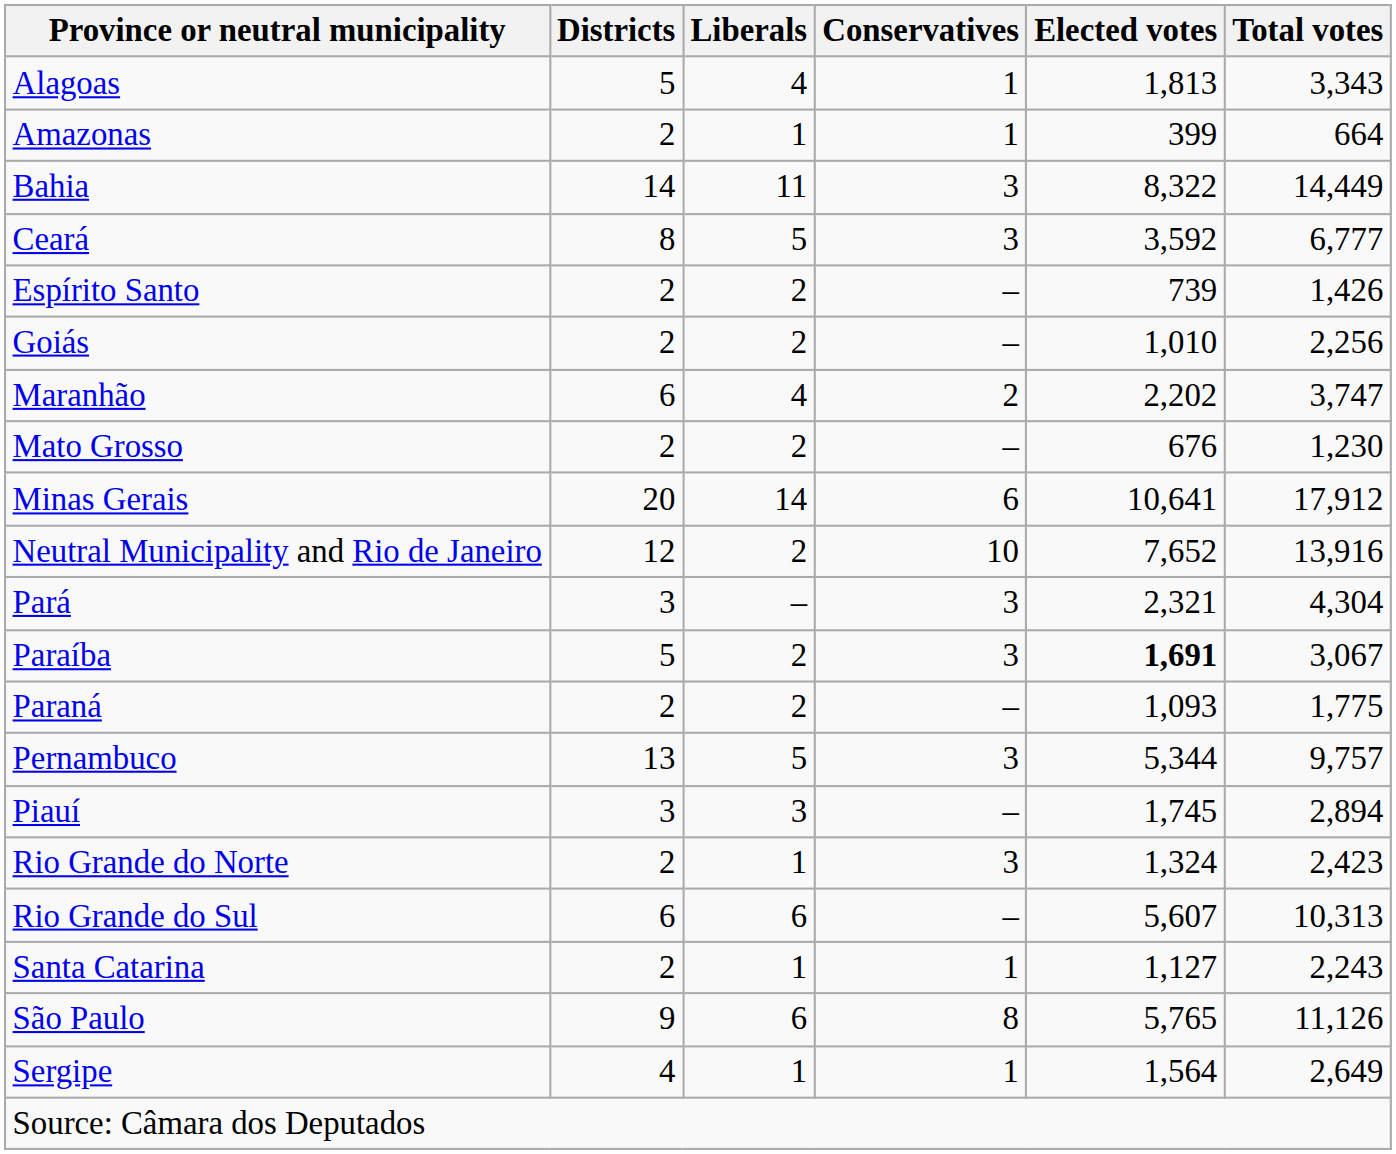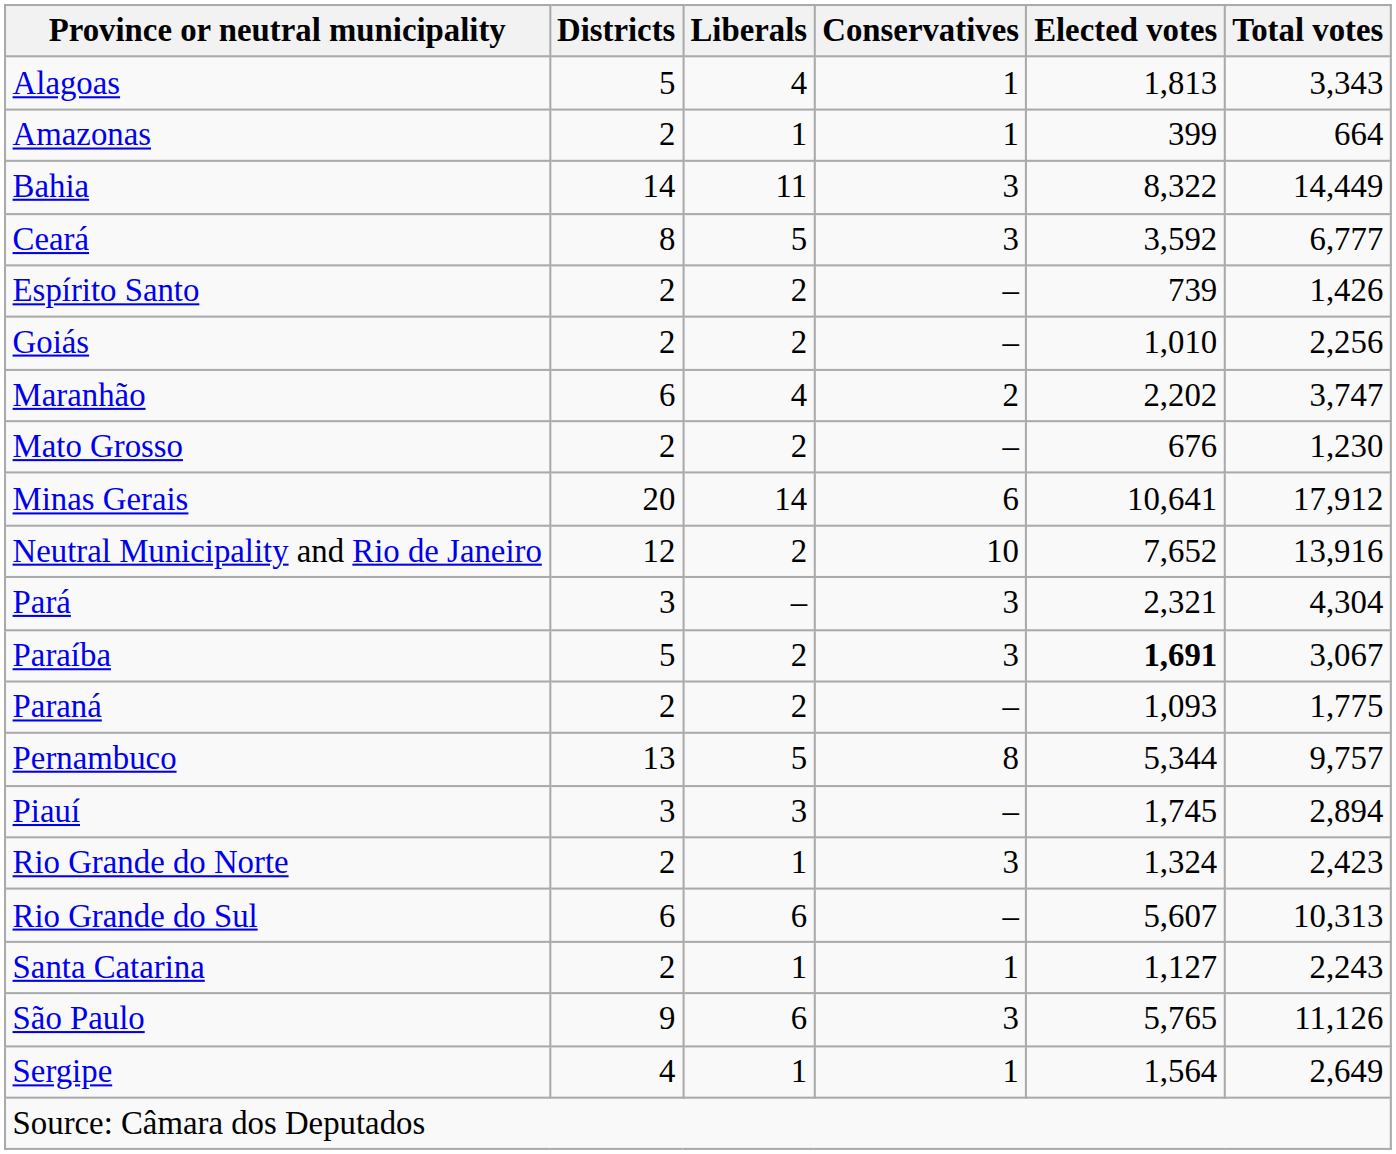(1011, 758) 3 -> (1011, 758) 8
(1011, 1018) 8 -> (1011, 1018) 3
